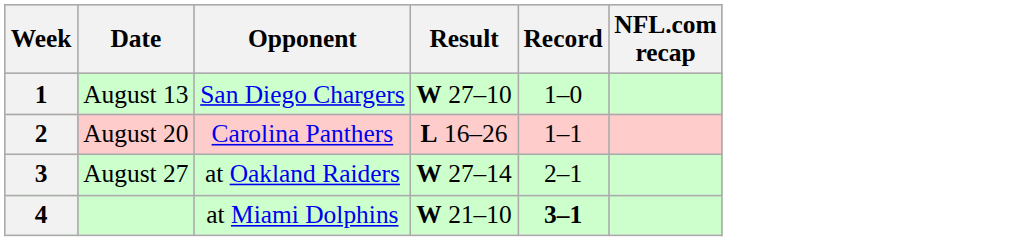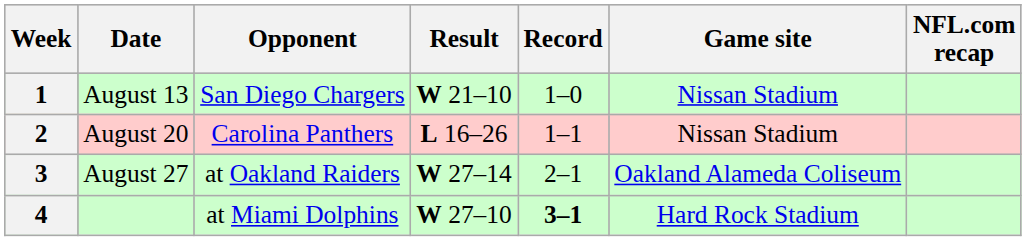+ column: (758, 38)
(464, 93) W 27–10 -> (464, 93) W 21–10
(464, 214) W 21–10 -> (464, 214) W 27–10
